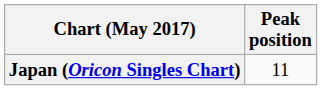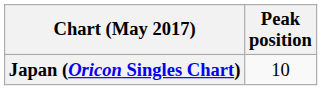(280, 69) 11 -> (280, 69) 10
